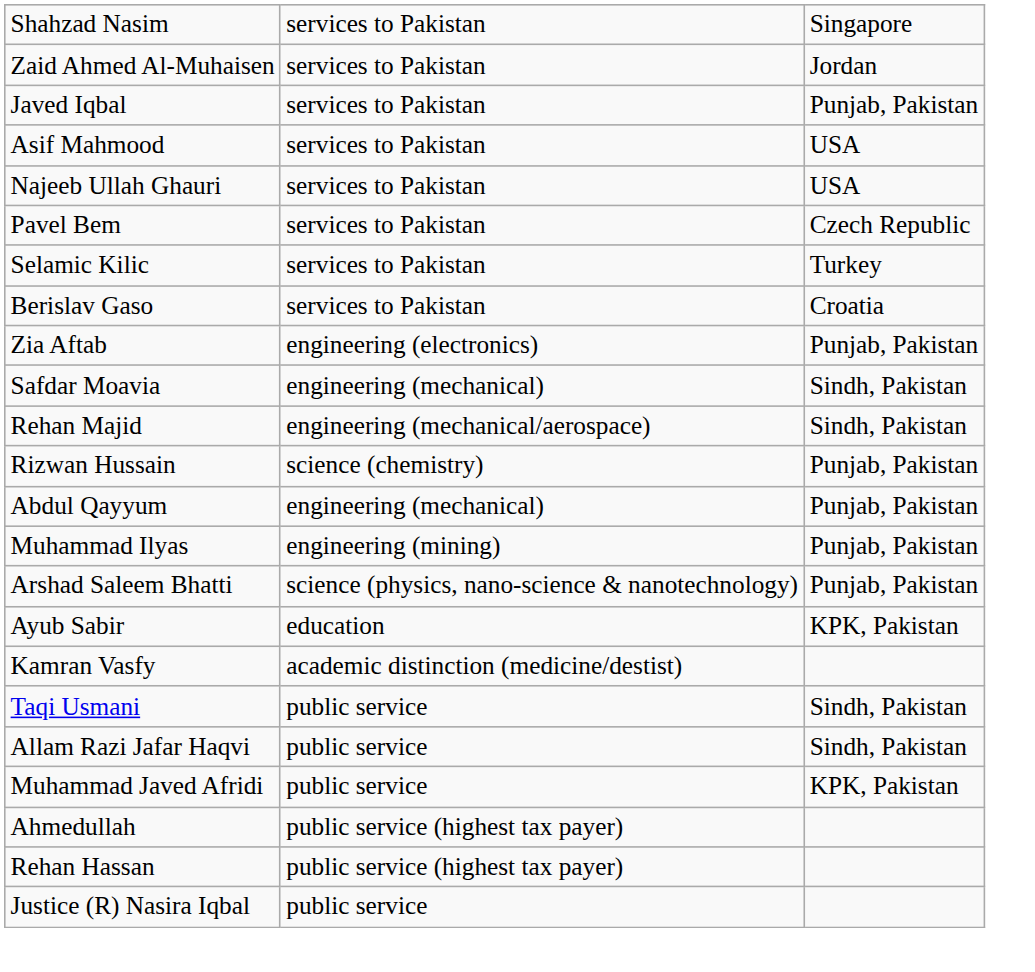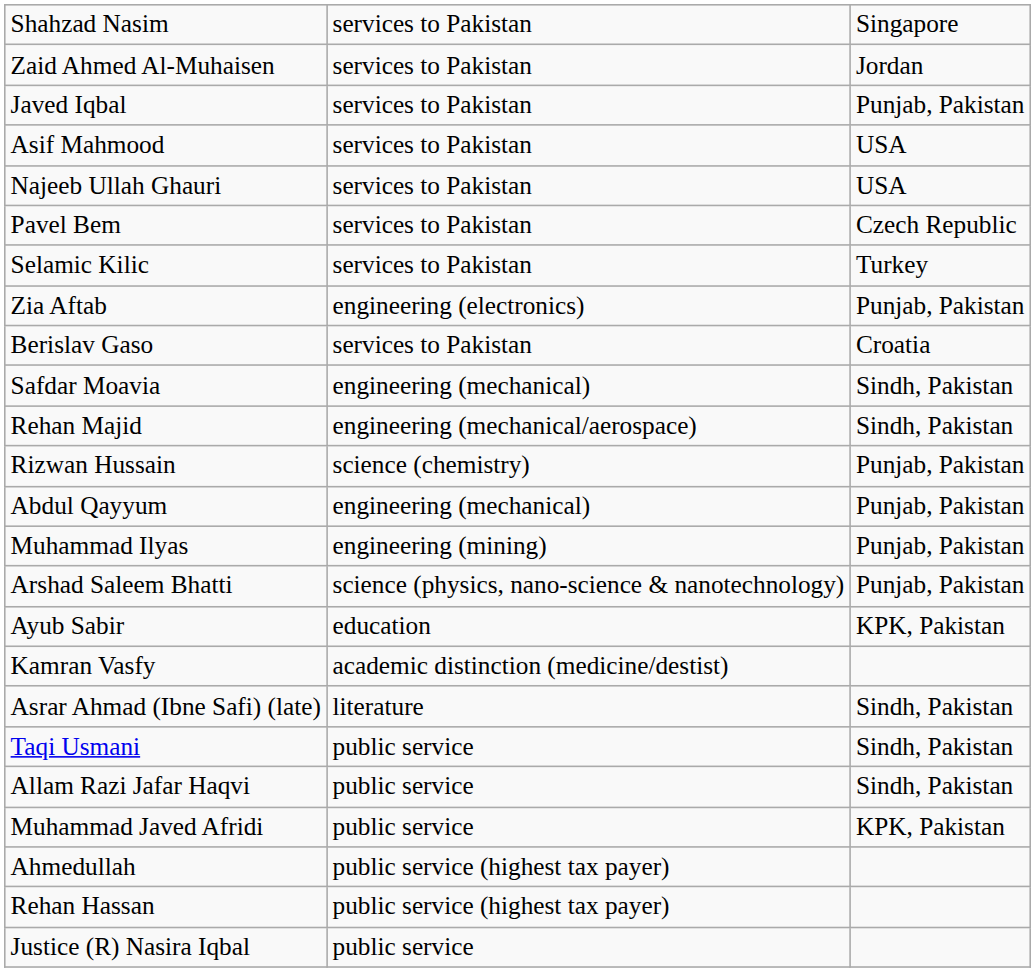rows swapped: (82, 305) <-> (59, 345)
+ row: (166, 706)
